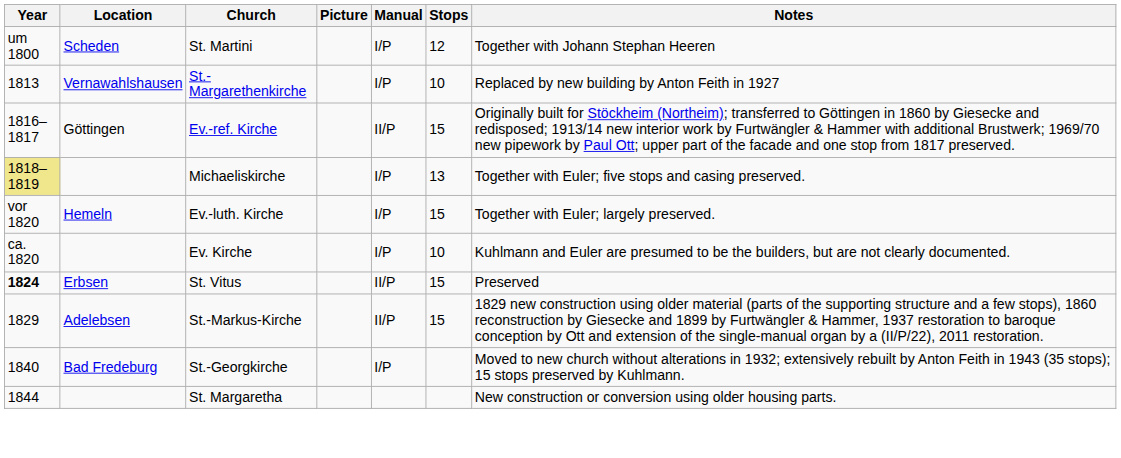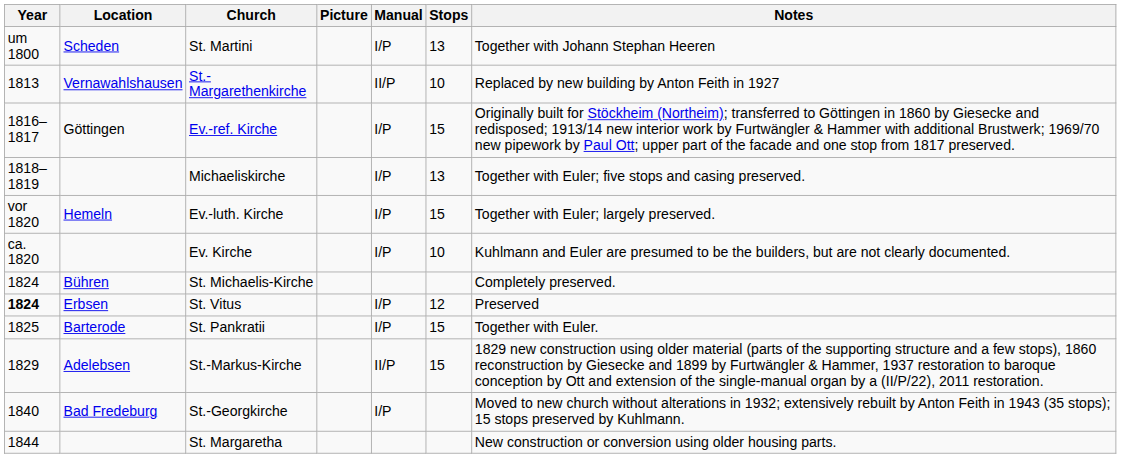(437, 45) 12 -> (437, 45) 13
(383, 84) I/P -> (385, 84) II/P
(385, 130) II/P -> (383, 130) I/P
(27, 176) khaki background -> (27, 176) no background
+ row: (251, 282)
(385, 282) II/P -> (383, 305) I/P
(437, 282) 15 -> (437, 305) 12
+ row: (227, 327)
